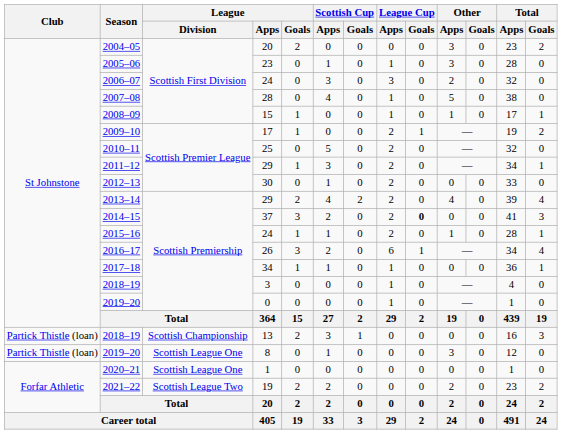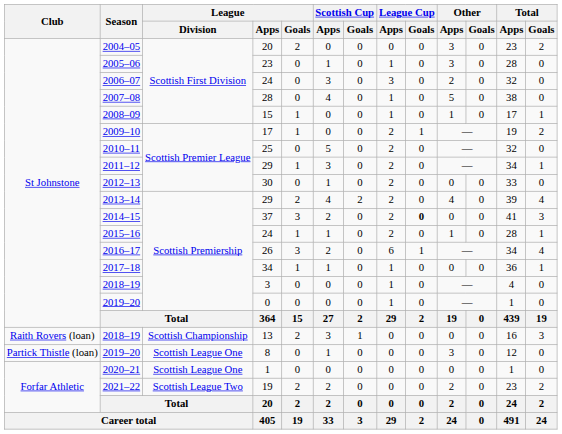(52, 336) Partick Thistle (loan) -> (52, 336) Raith Rovers (loan)
